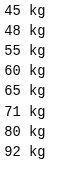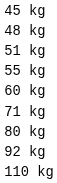+ row: (25, 51)
- row: (25, 92)
+ row: (29, 172)
